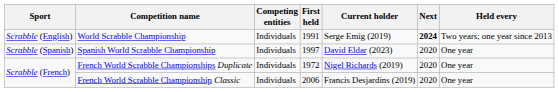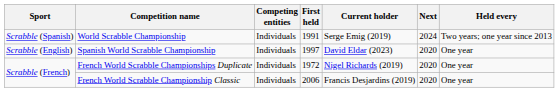(39, 36) Scrabble (English) -> (40, 36) Scrabble (Spanish)
(428, 36) bold -> (428, 36) normal
(40, 51) Scrabble (Spanish) -> (39, 51) Scrabble (English)
